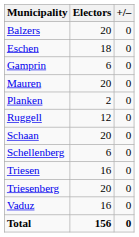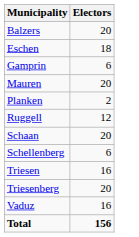- column: (124, 13)
